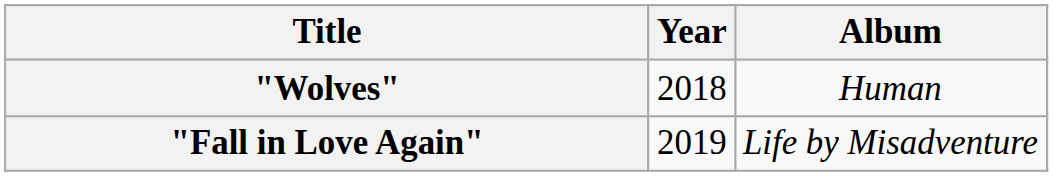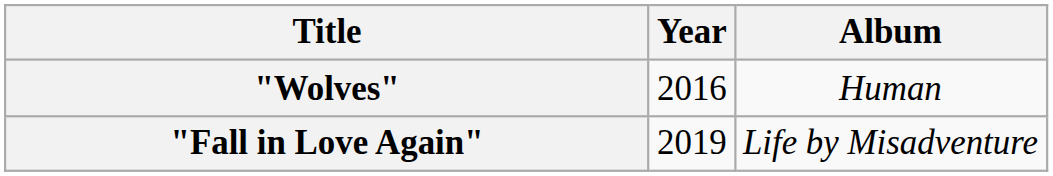(692, 87) 2018 -> (692, 87) 2016
